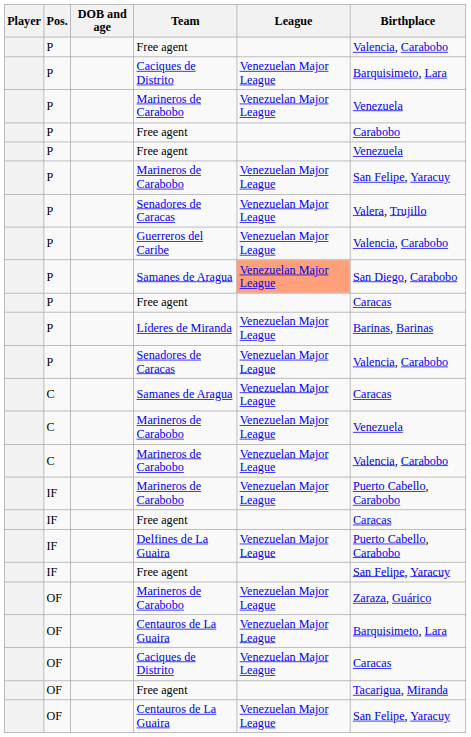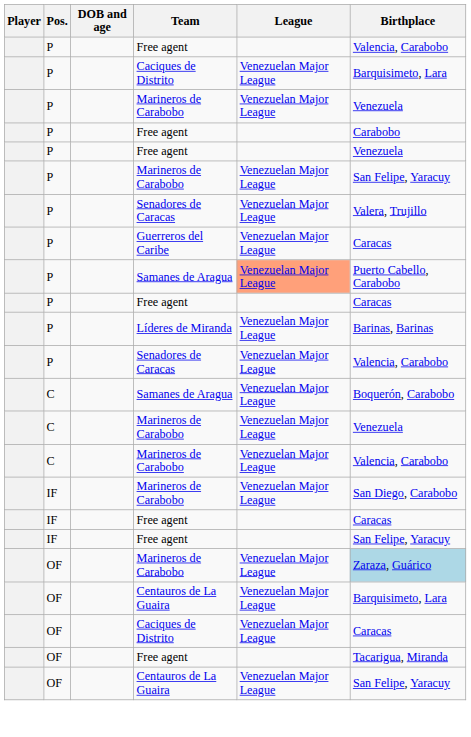(401, 243) Valencia, Carabobo -> (372, 243) Caracas
(405, 276) San Diego, Carabobo -> (391, 276) Puerto Cabello, Carabobo
(372, 394) Caracas -> (404, 394) Boquerón, Carabobo
(391, 493) Puerto Cabello, Carabobo -> (405, 493) San Diego, Carabobo
- row: (52, 545)
(392, 598) no background -> (392, 565) lightblue background
